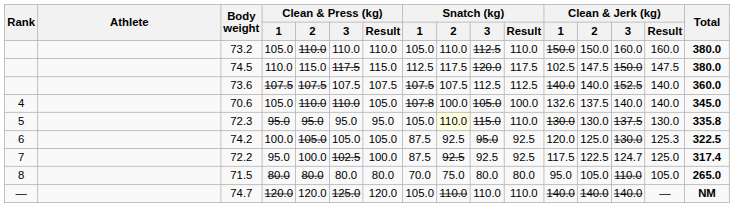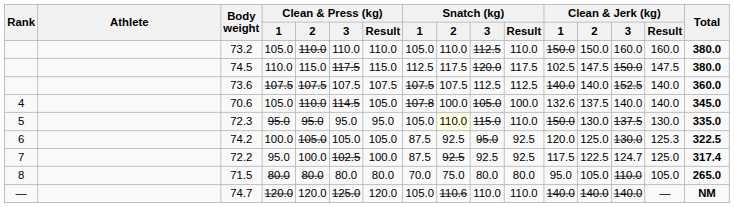(346, 103) 110.0 -> (346, 103) 114.5
(561, 121) 130.0 -> (561, 121) 150.0
(707, 121) 335.8 -> (707, 121) 335.0
(453, 193) 110.0 -> (453, 193) 110.6
